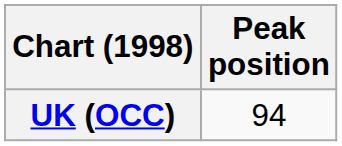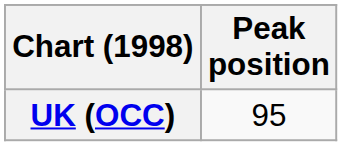(269, 114) 94 -> (269, 114) 95
